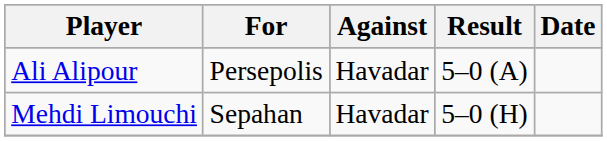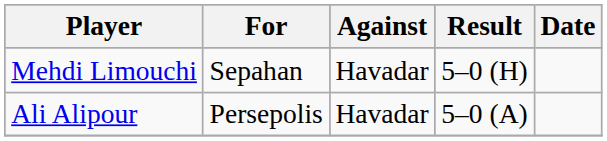rows swapped: (104, 113) <-> (74, 69)
